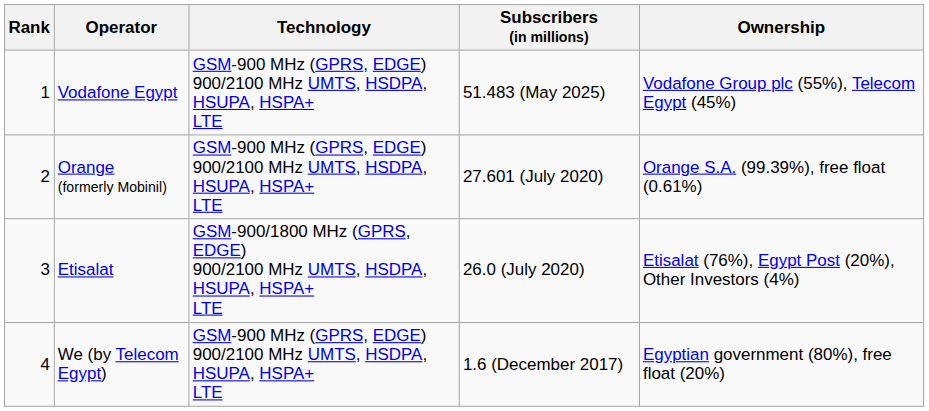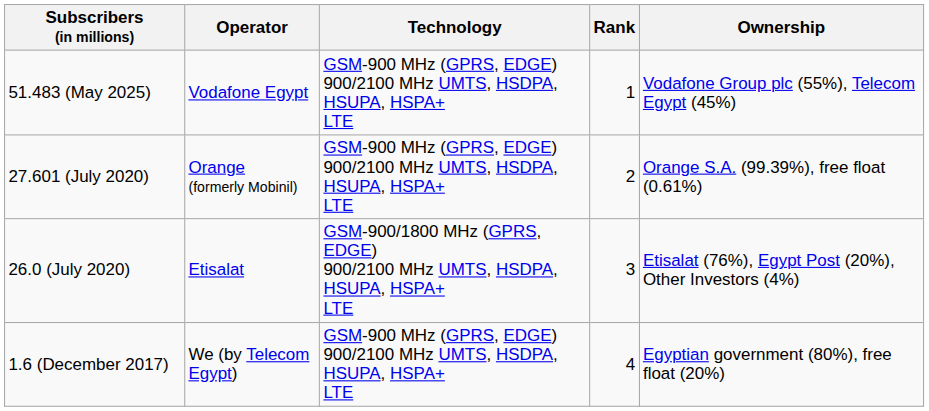columns swapped: (29, 27) <-> (549, 27)
